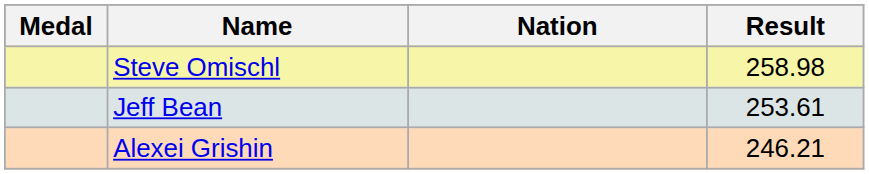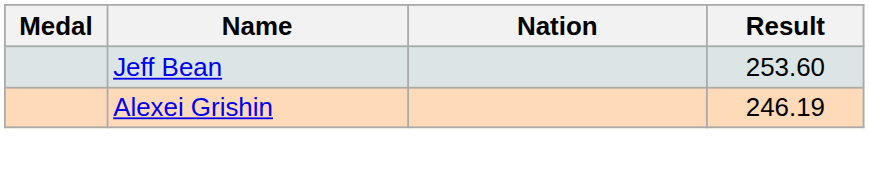- row: (197, 67)
(785, 108) 253.61 -> (785, 67) 253.60
(785, 149) 246.21 -> (785, 108) 246.19
